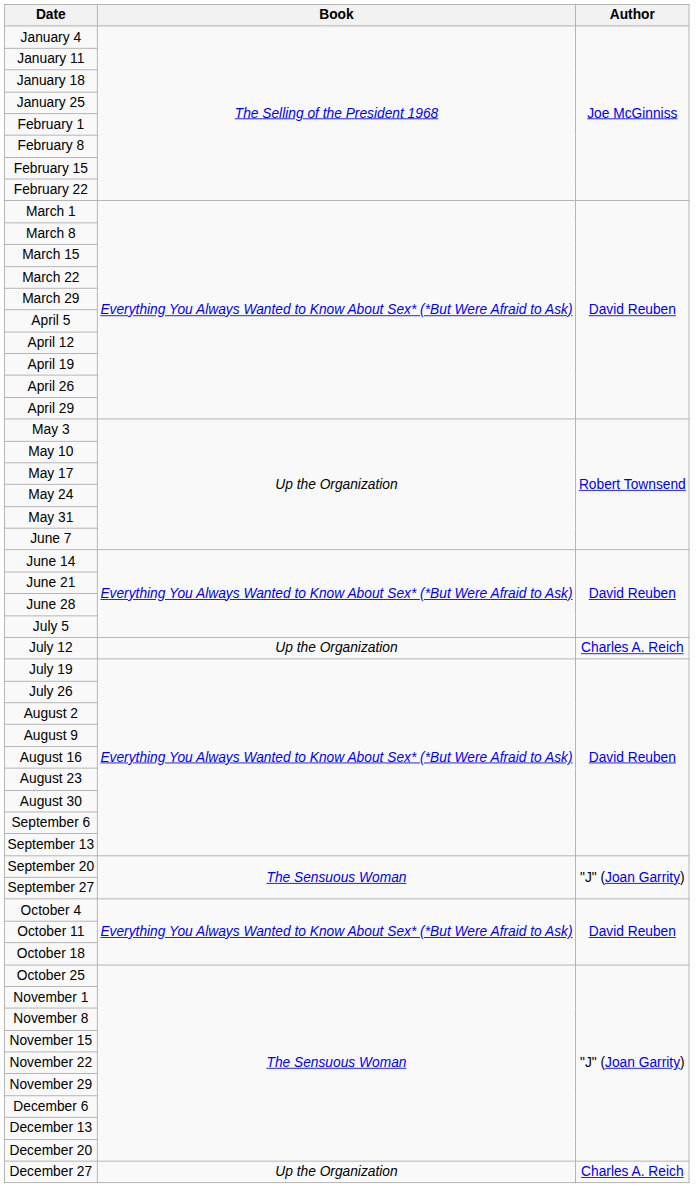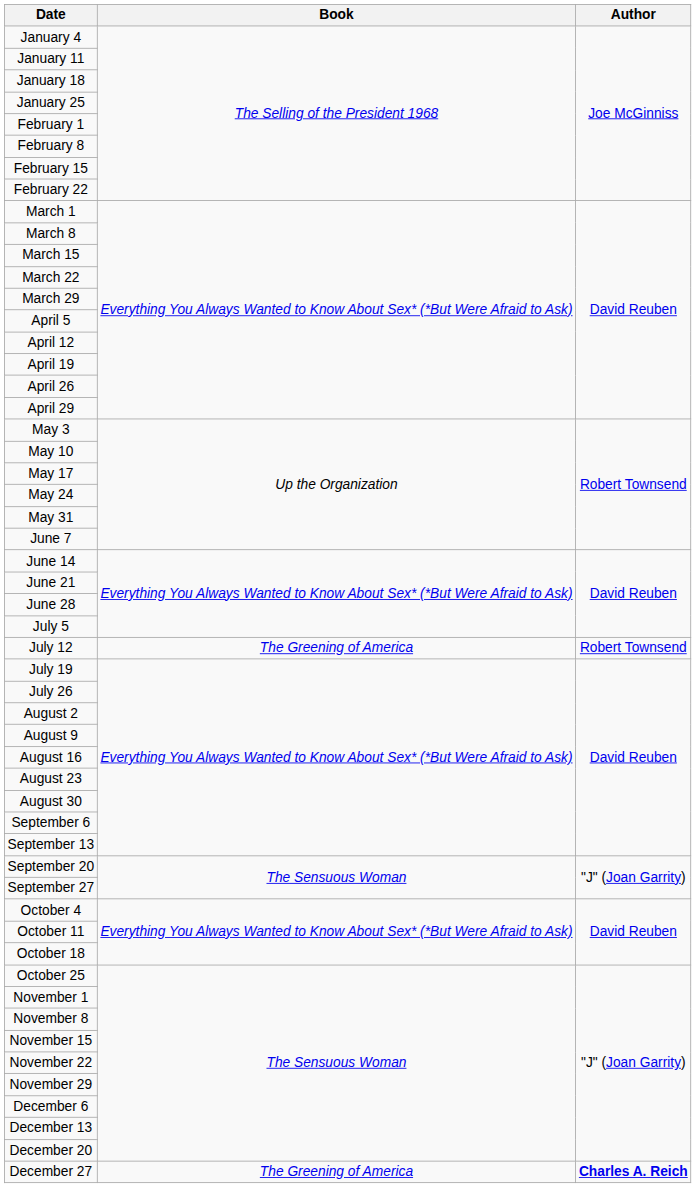(336, 648) Up the Organization -> (336, 648) The Greening of America
(632, 648) Charles A. Reich -> (633, 648) Robert Townsend
(336, 1172) Up the Organization -> (336, 1172) The Greening of America
(632, 1172) normal -> (633, 1172) bold
